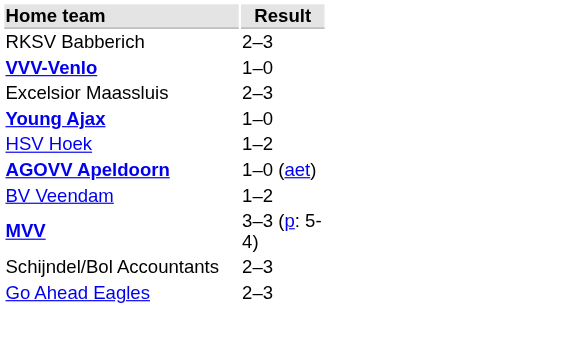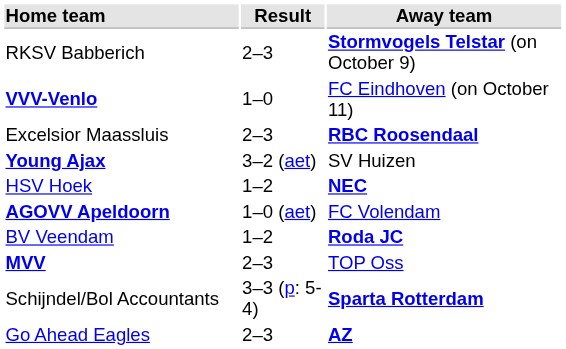+ column: (444, 15)
(258, 119) 1–0 -> (279, 160) 3–2 (aet)
(282, 231) 3–3 (p: 5-4) -> (258, 262) 2–3
(258, 267) 2–3 -> (282, 298) 3–3 (p: 5-4)
